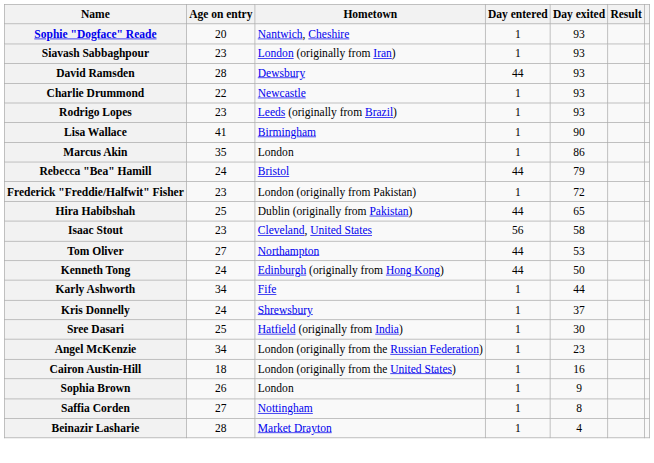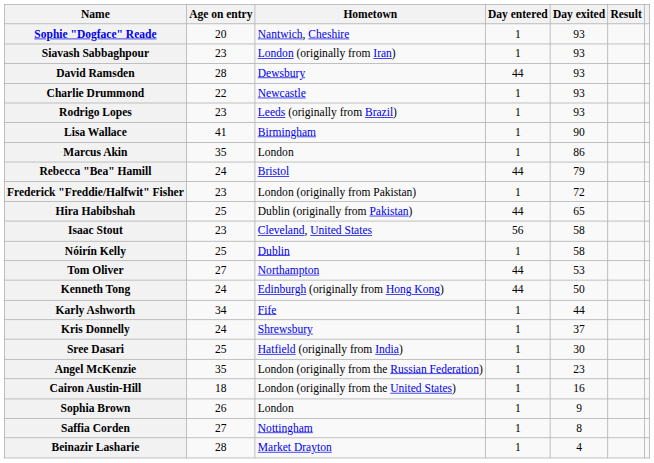+ row: (95, 250)
(221, 349) 34 -> (221, 369) 35
